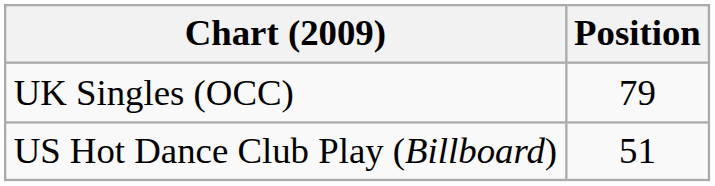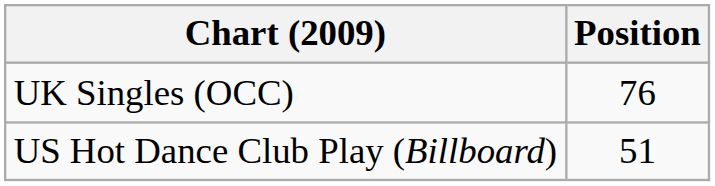(637, 92) 79 -> (637, 92) 76
